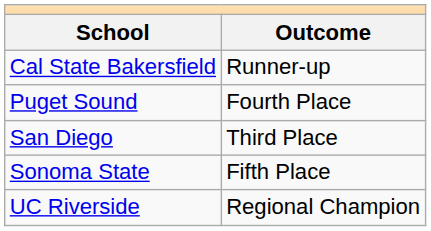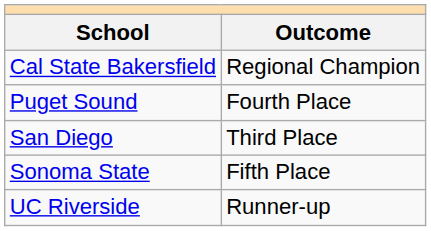(278, 67) Runner-up -> (323, 67) Regional Champion
(323, 207) Regional Champion -> (278, 207) Runner-up
